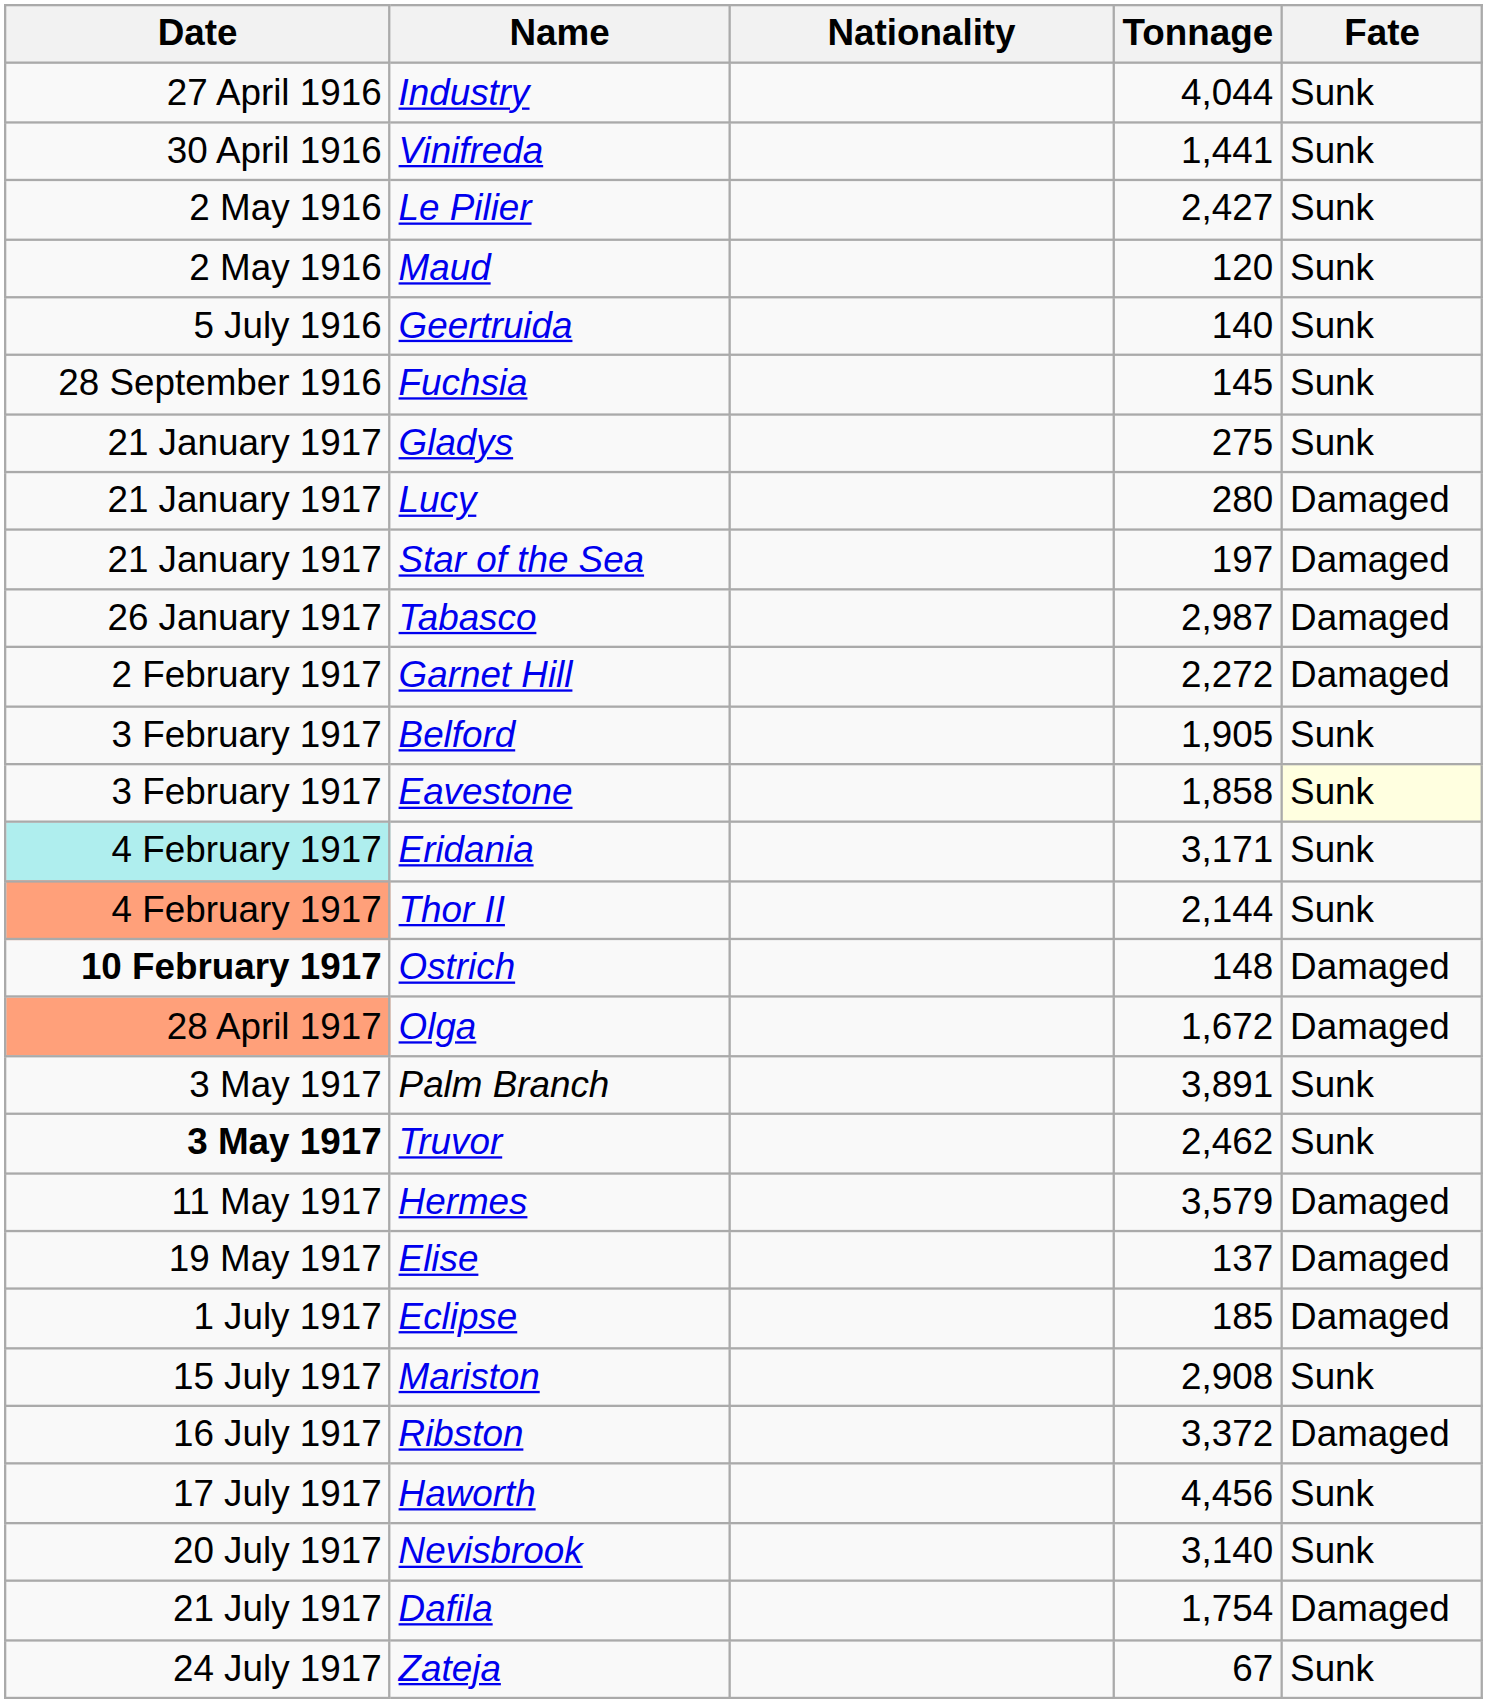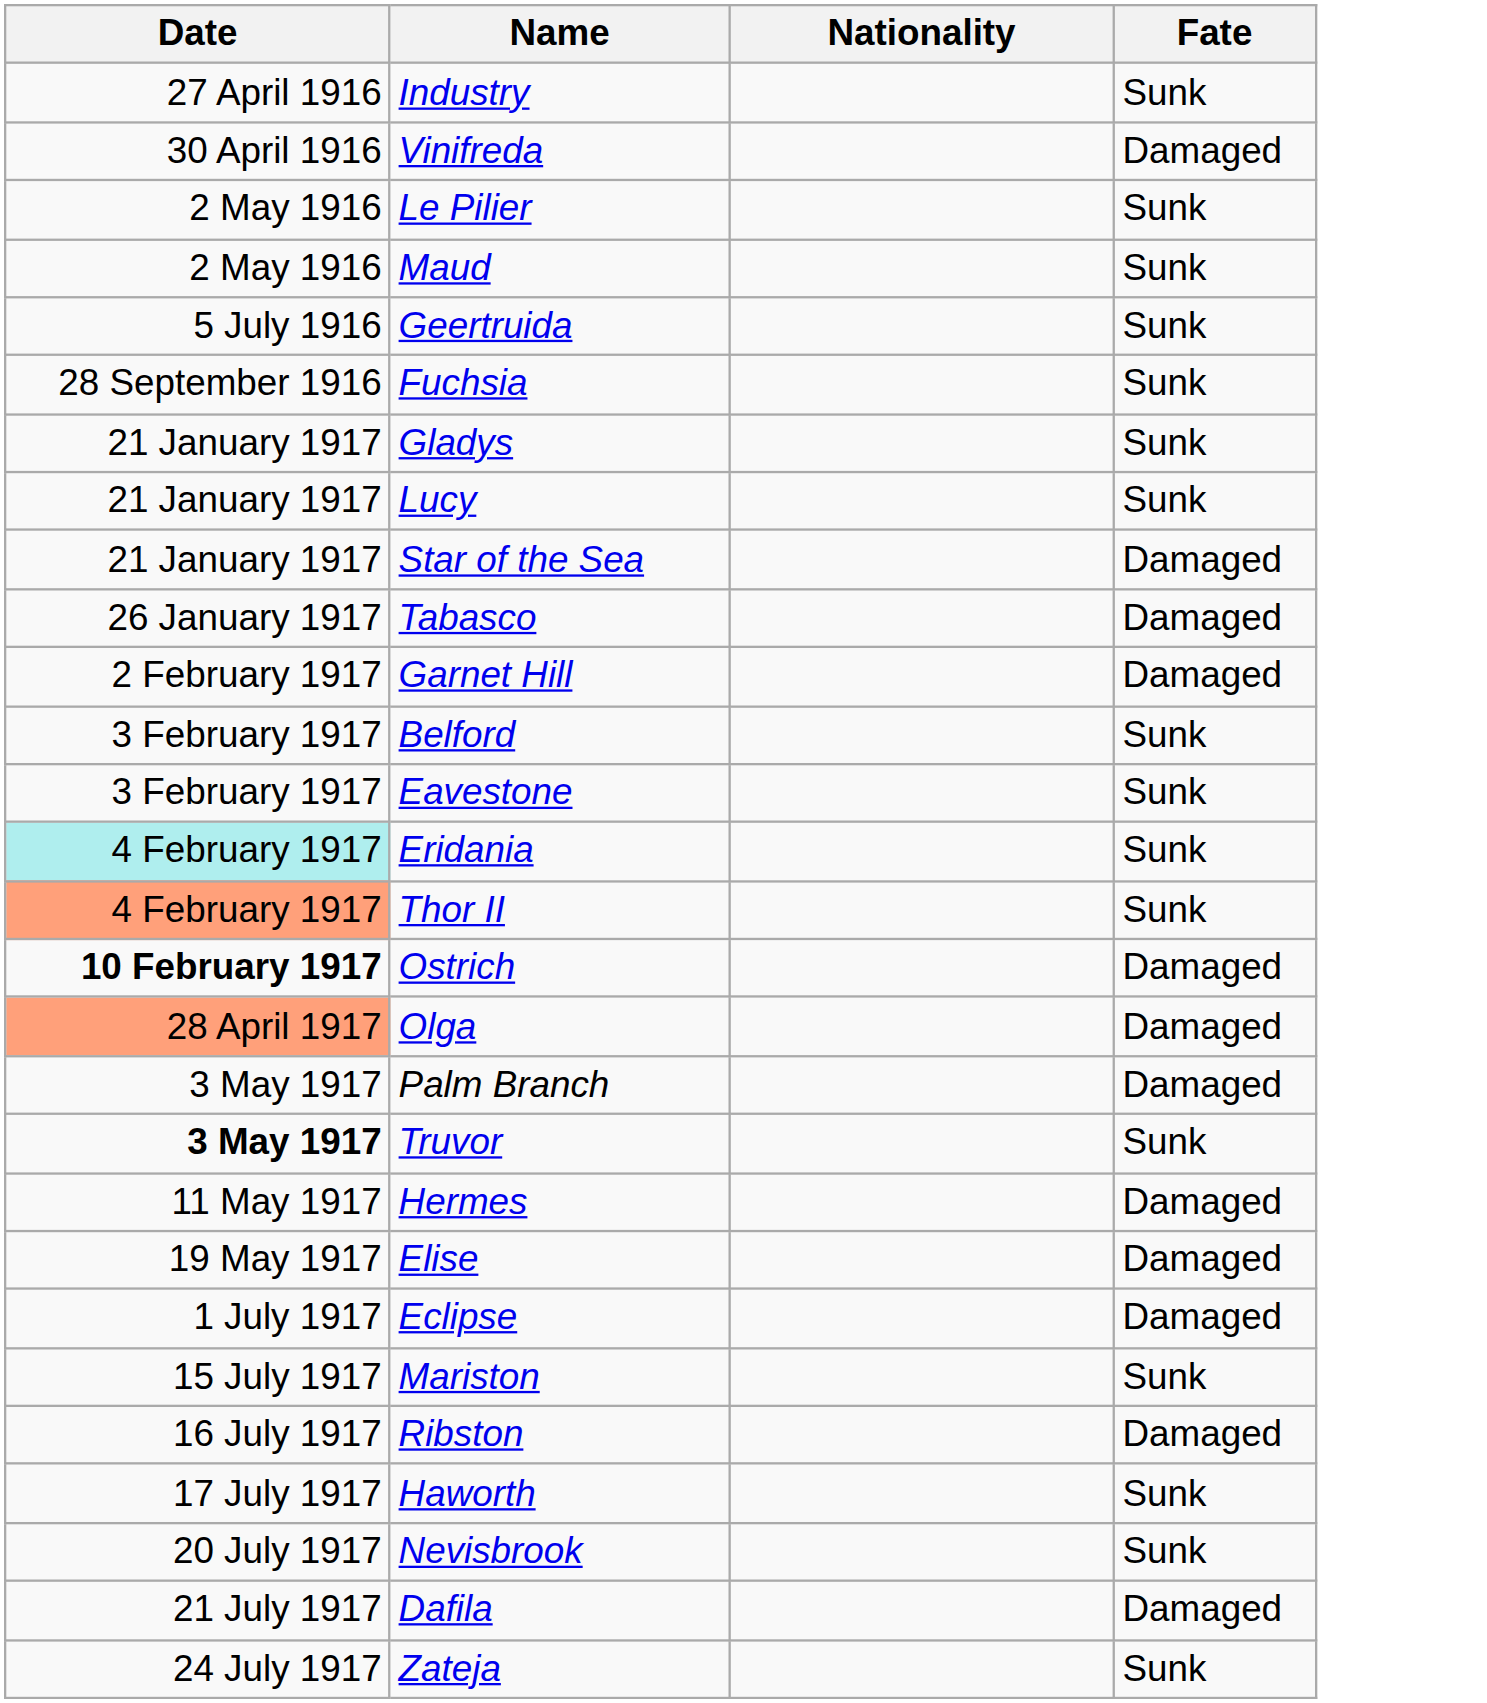- column: (1198, 33)
(1332, 150) Sunk -> (1202, 150) Damaged
(1370, 500) Damaged -> (1164, 500) Sunk
(1332, 792) lightyellow background -> (1164, 792) no background
(1332, 1084) Sunk -> (1202, 1084) Damaged
